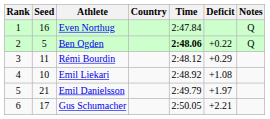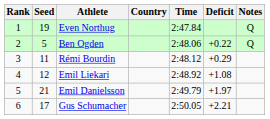(44, 28) 16 -> (44, 28) 19
(186, 43) bold -> (186, 43) normal
(44, 75) 10 -> (44, 75) 12
